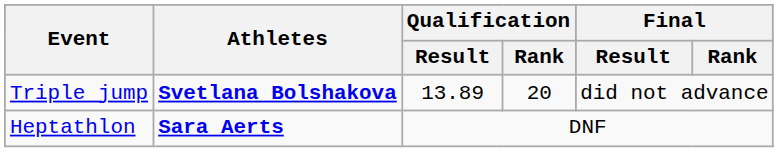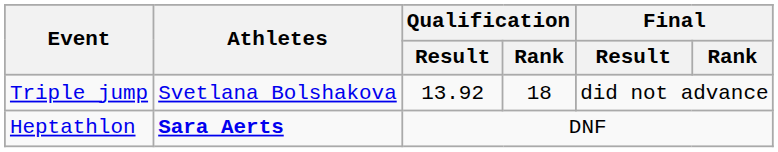(277, 93) bold -> (277, 93) normal
(453, 93) 13.89 -> (453, 93) 13.92
(539, 93) 20 -> (539, 93) 18
